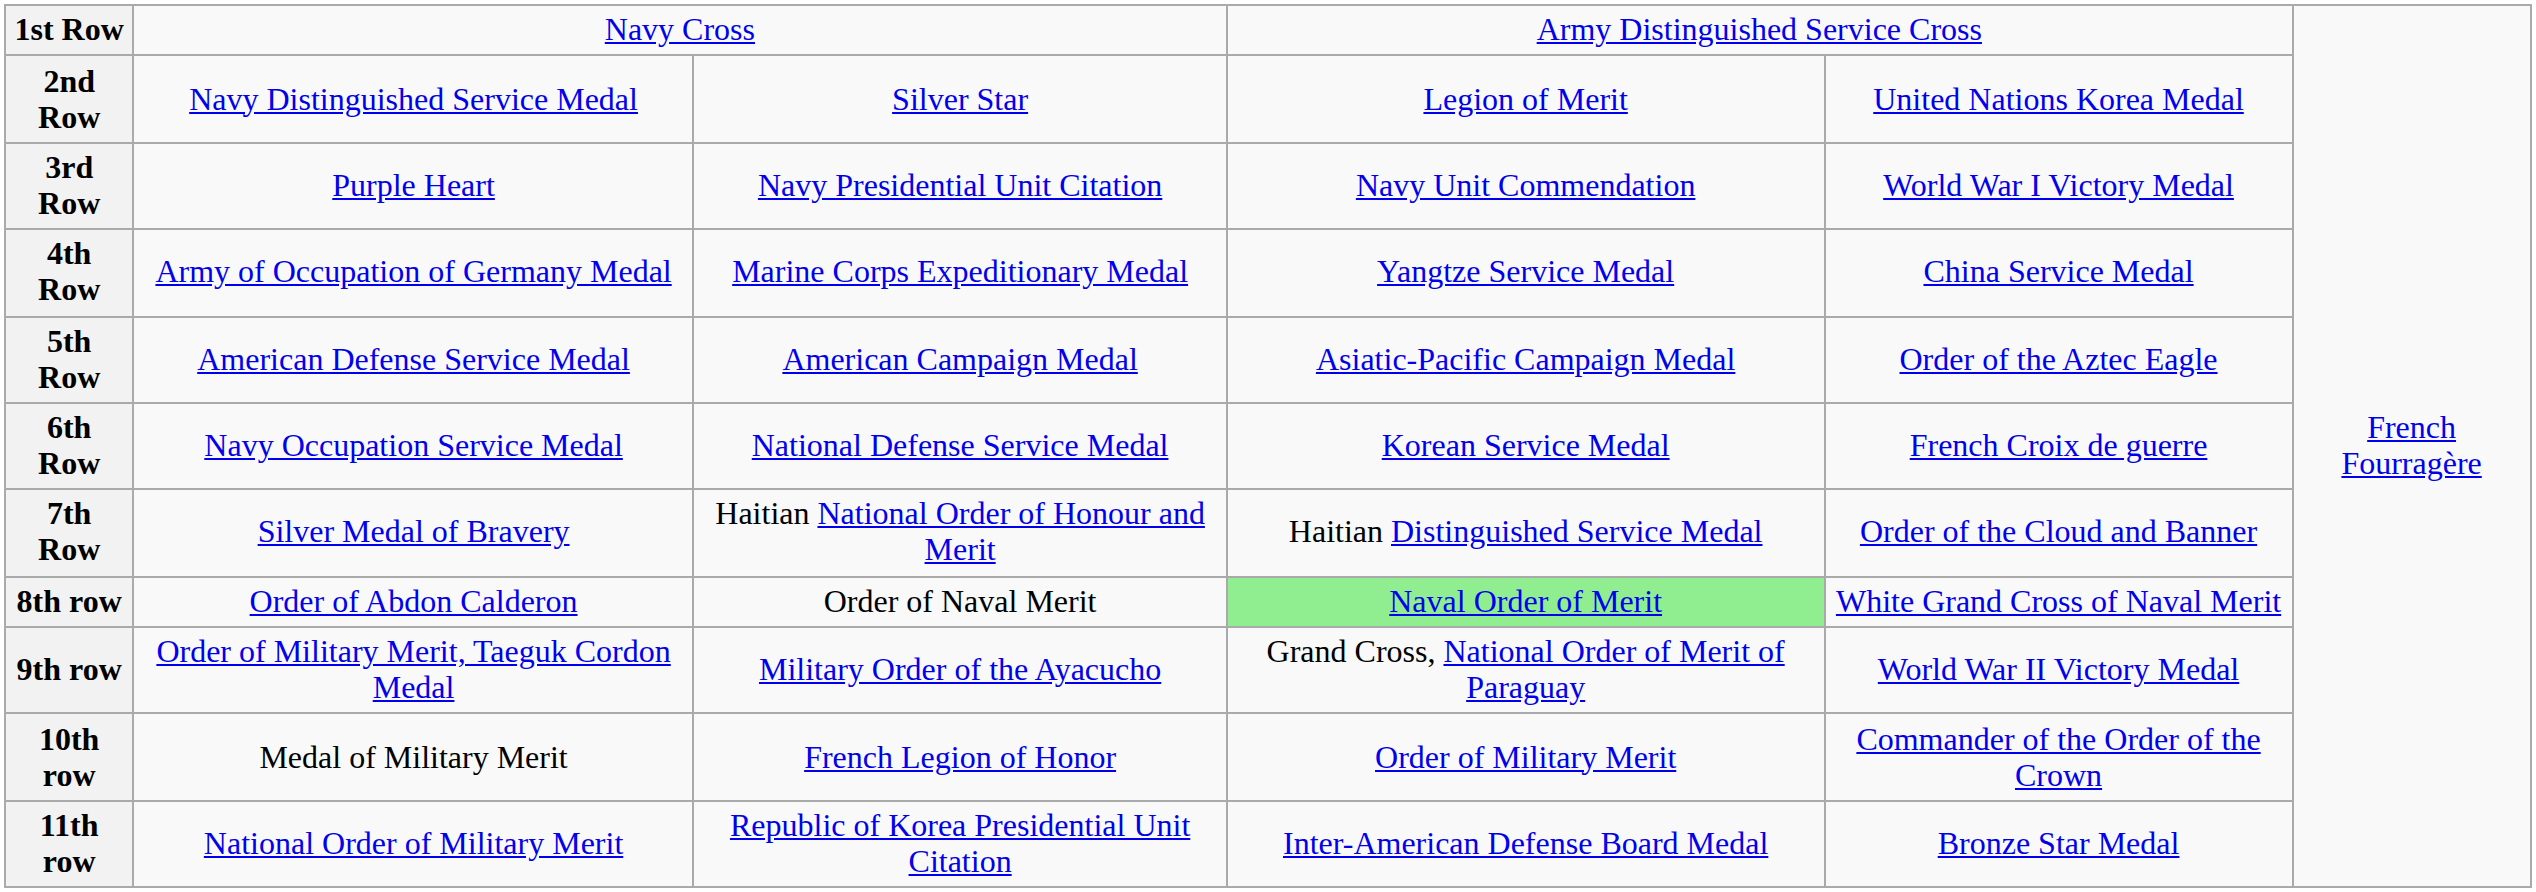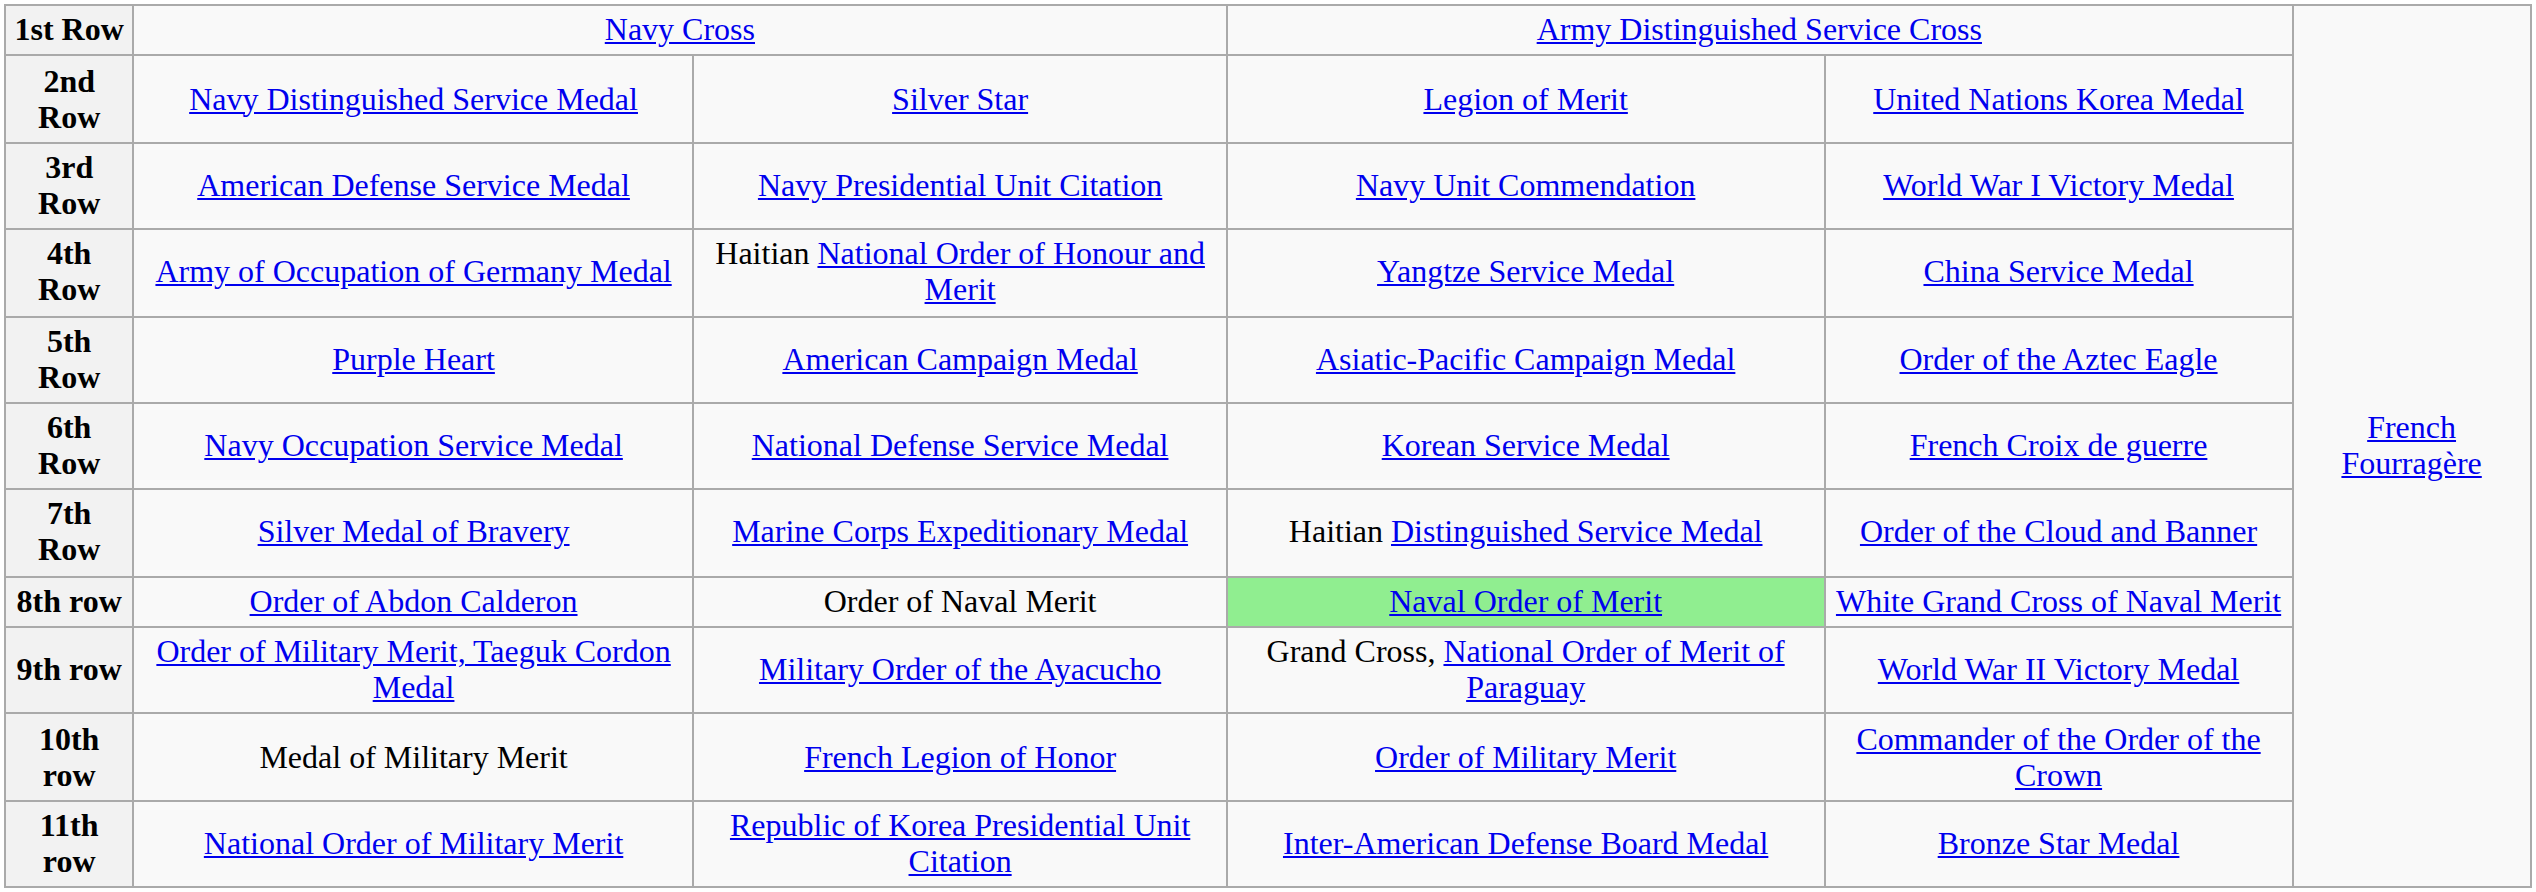(414, 185) Purple Heart -> (414, 185) American Defense Service Medal
(960, 272) Marine Corps Expeditionary Medal -> (960, 272) Haitian National Order of Honour and Merit
(414, 358) American Defense Service Medal -> (414, 358) Purple Heart
(960, 532) Haitian National Order of Honour and Merit -> (960, 532) Marine Corps Expeditionary Medal
